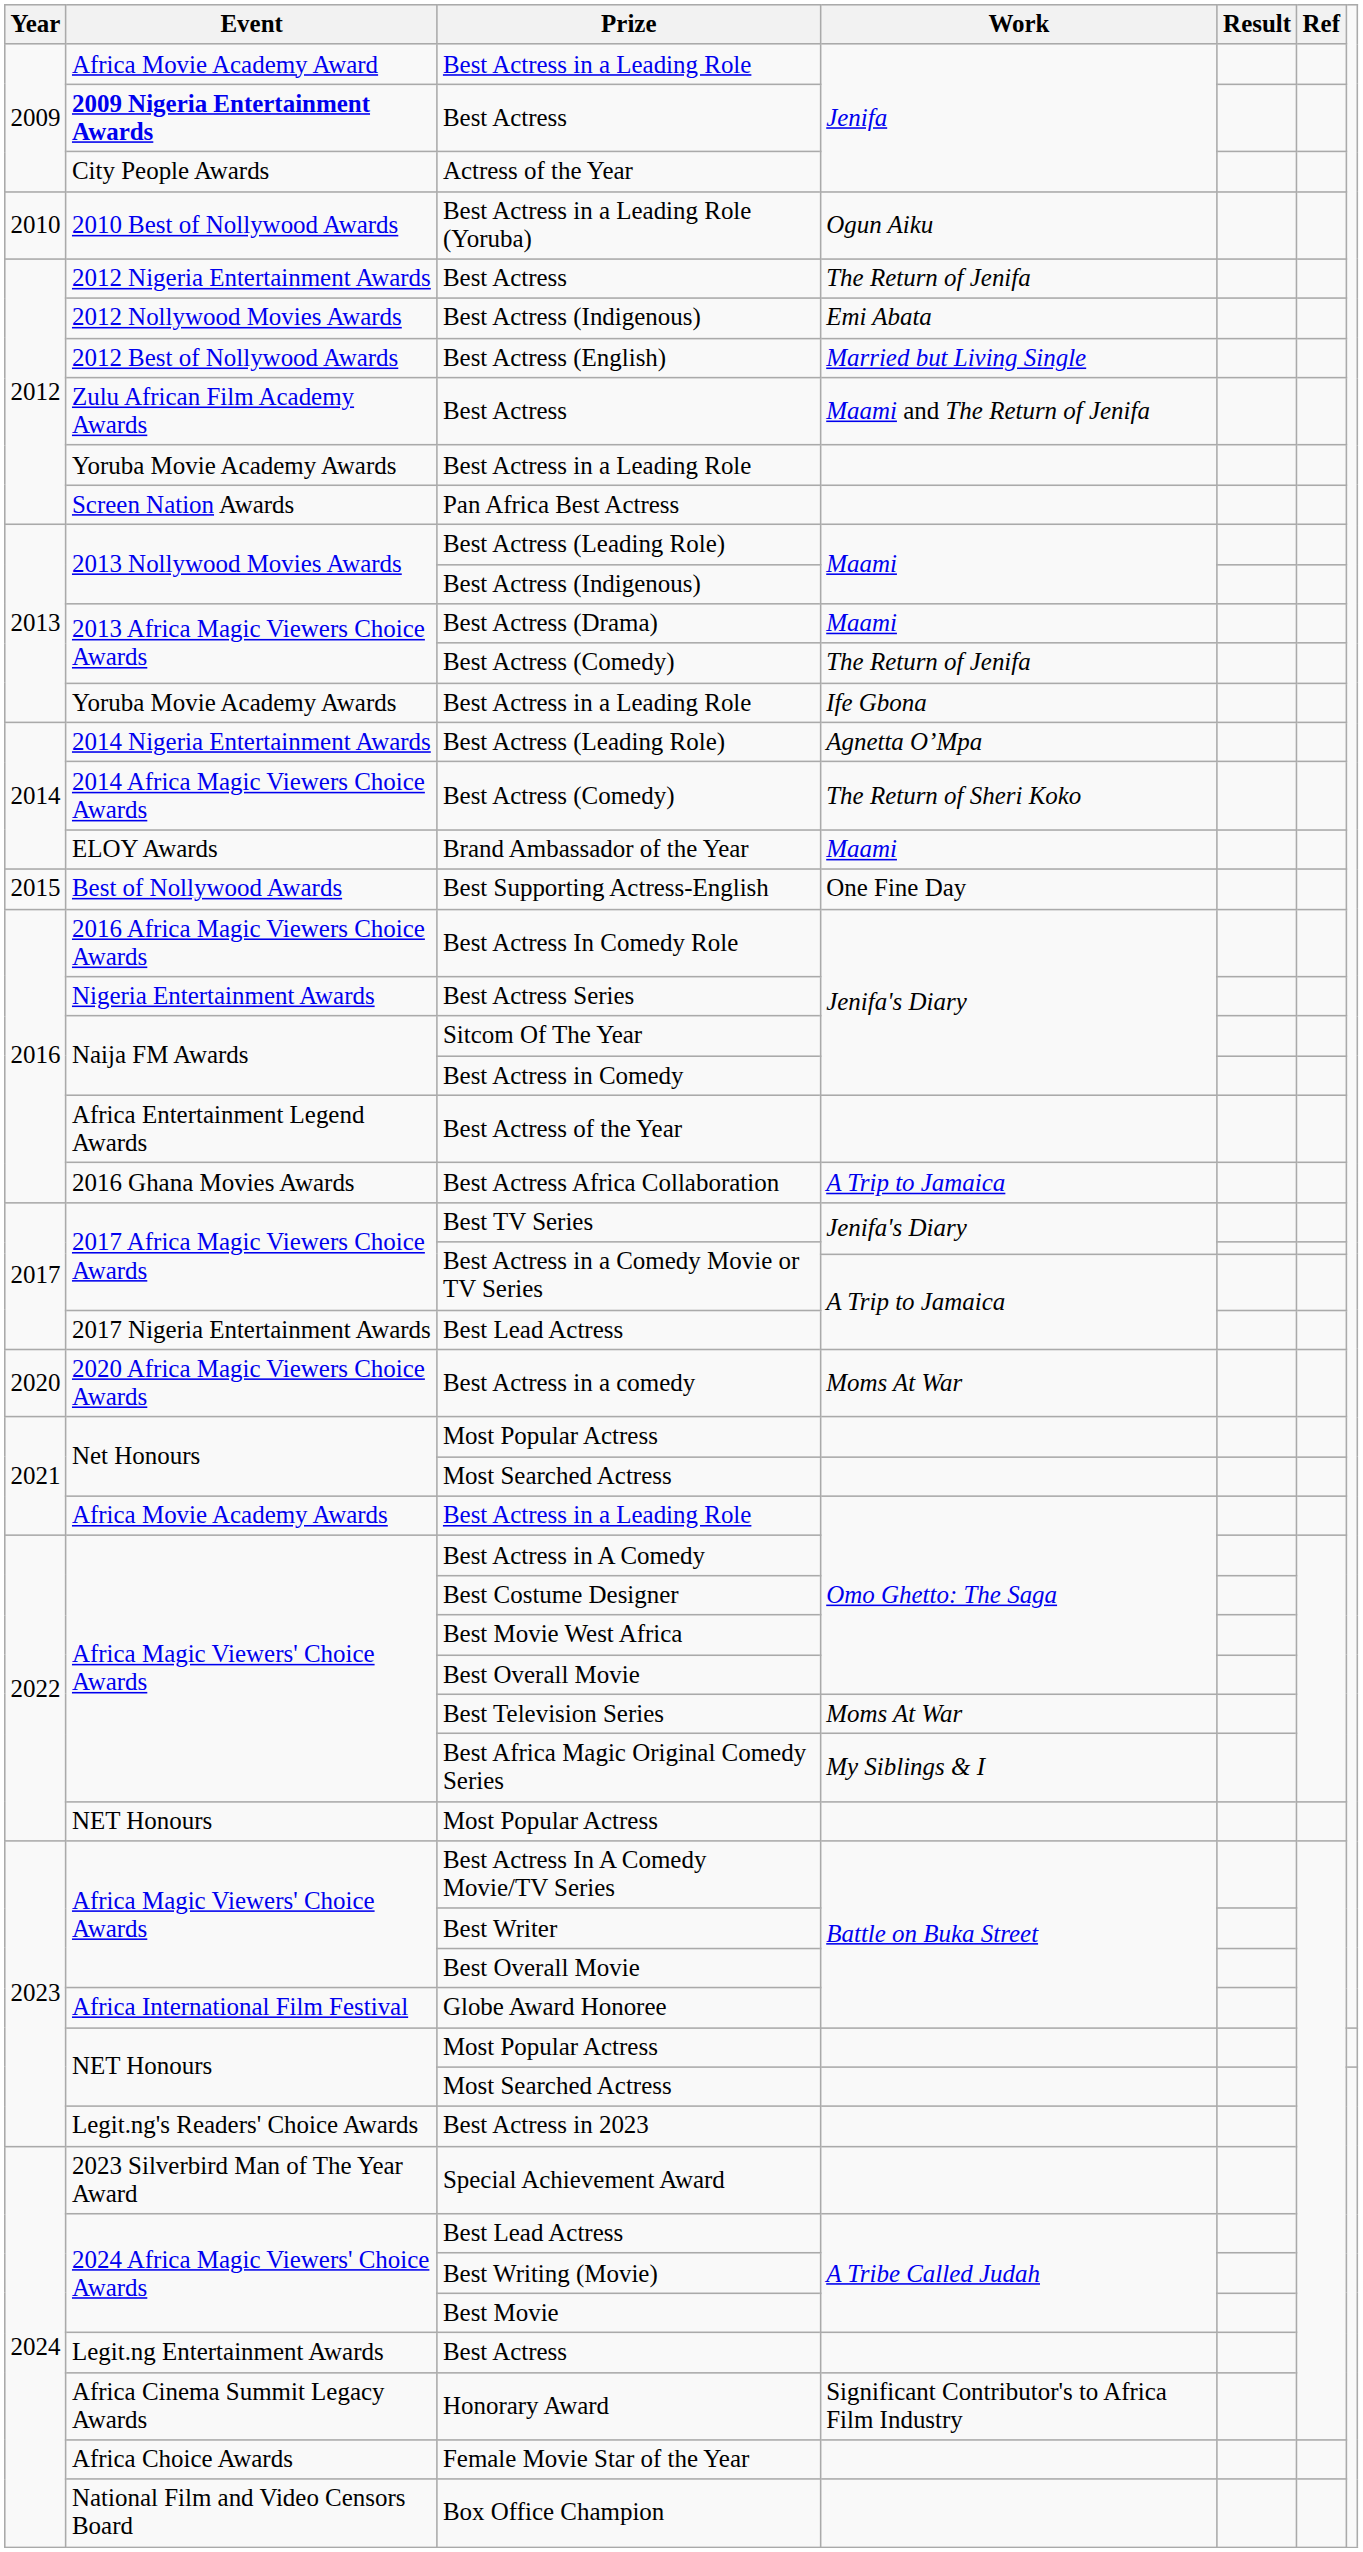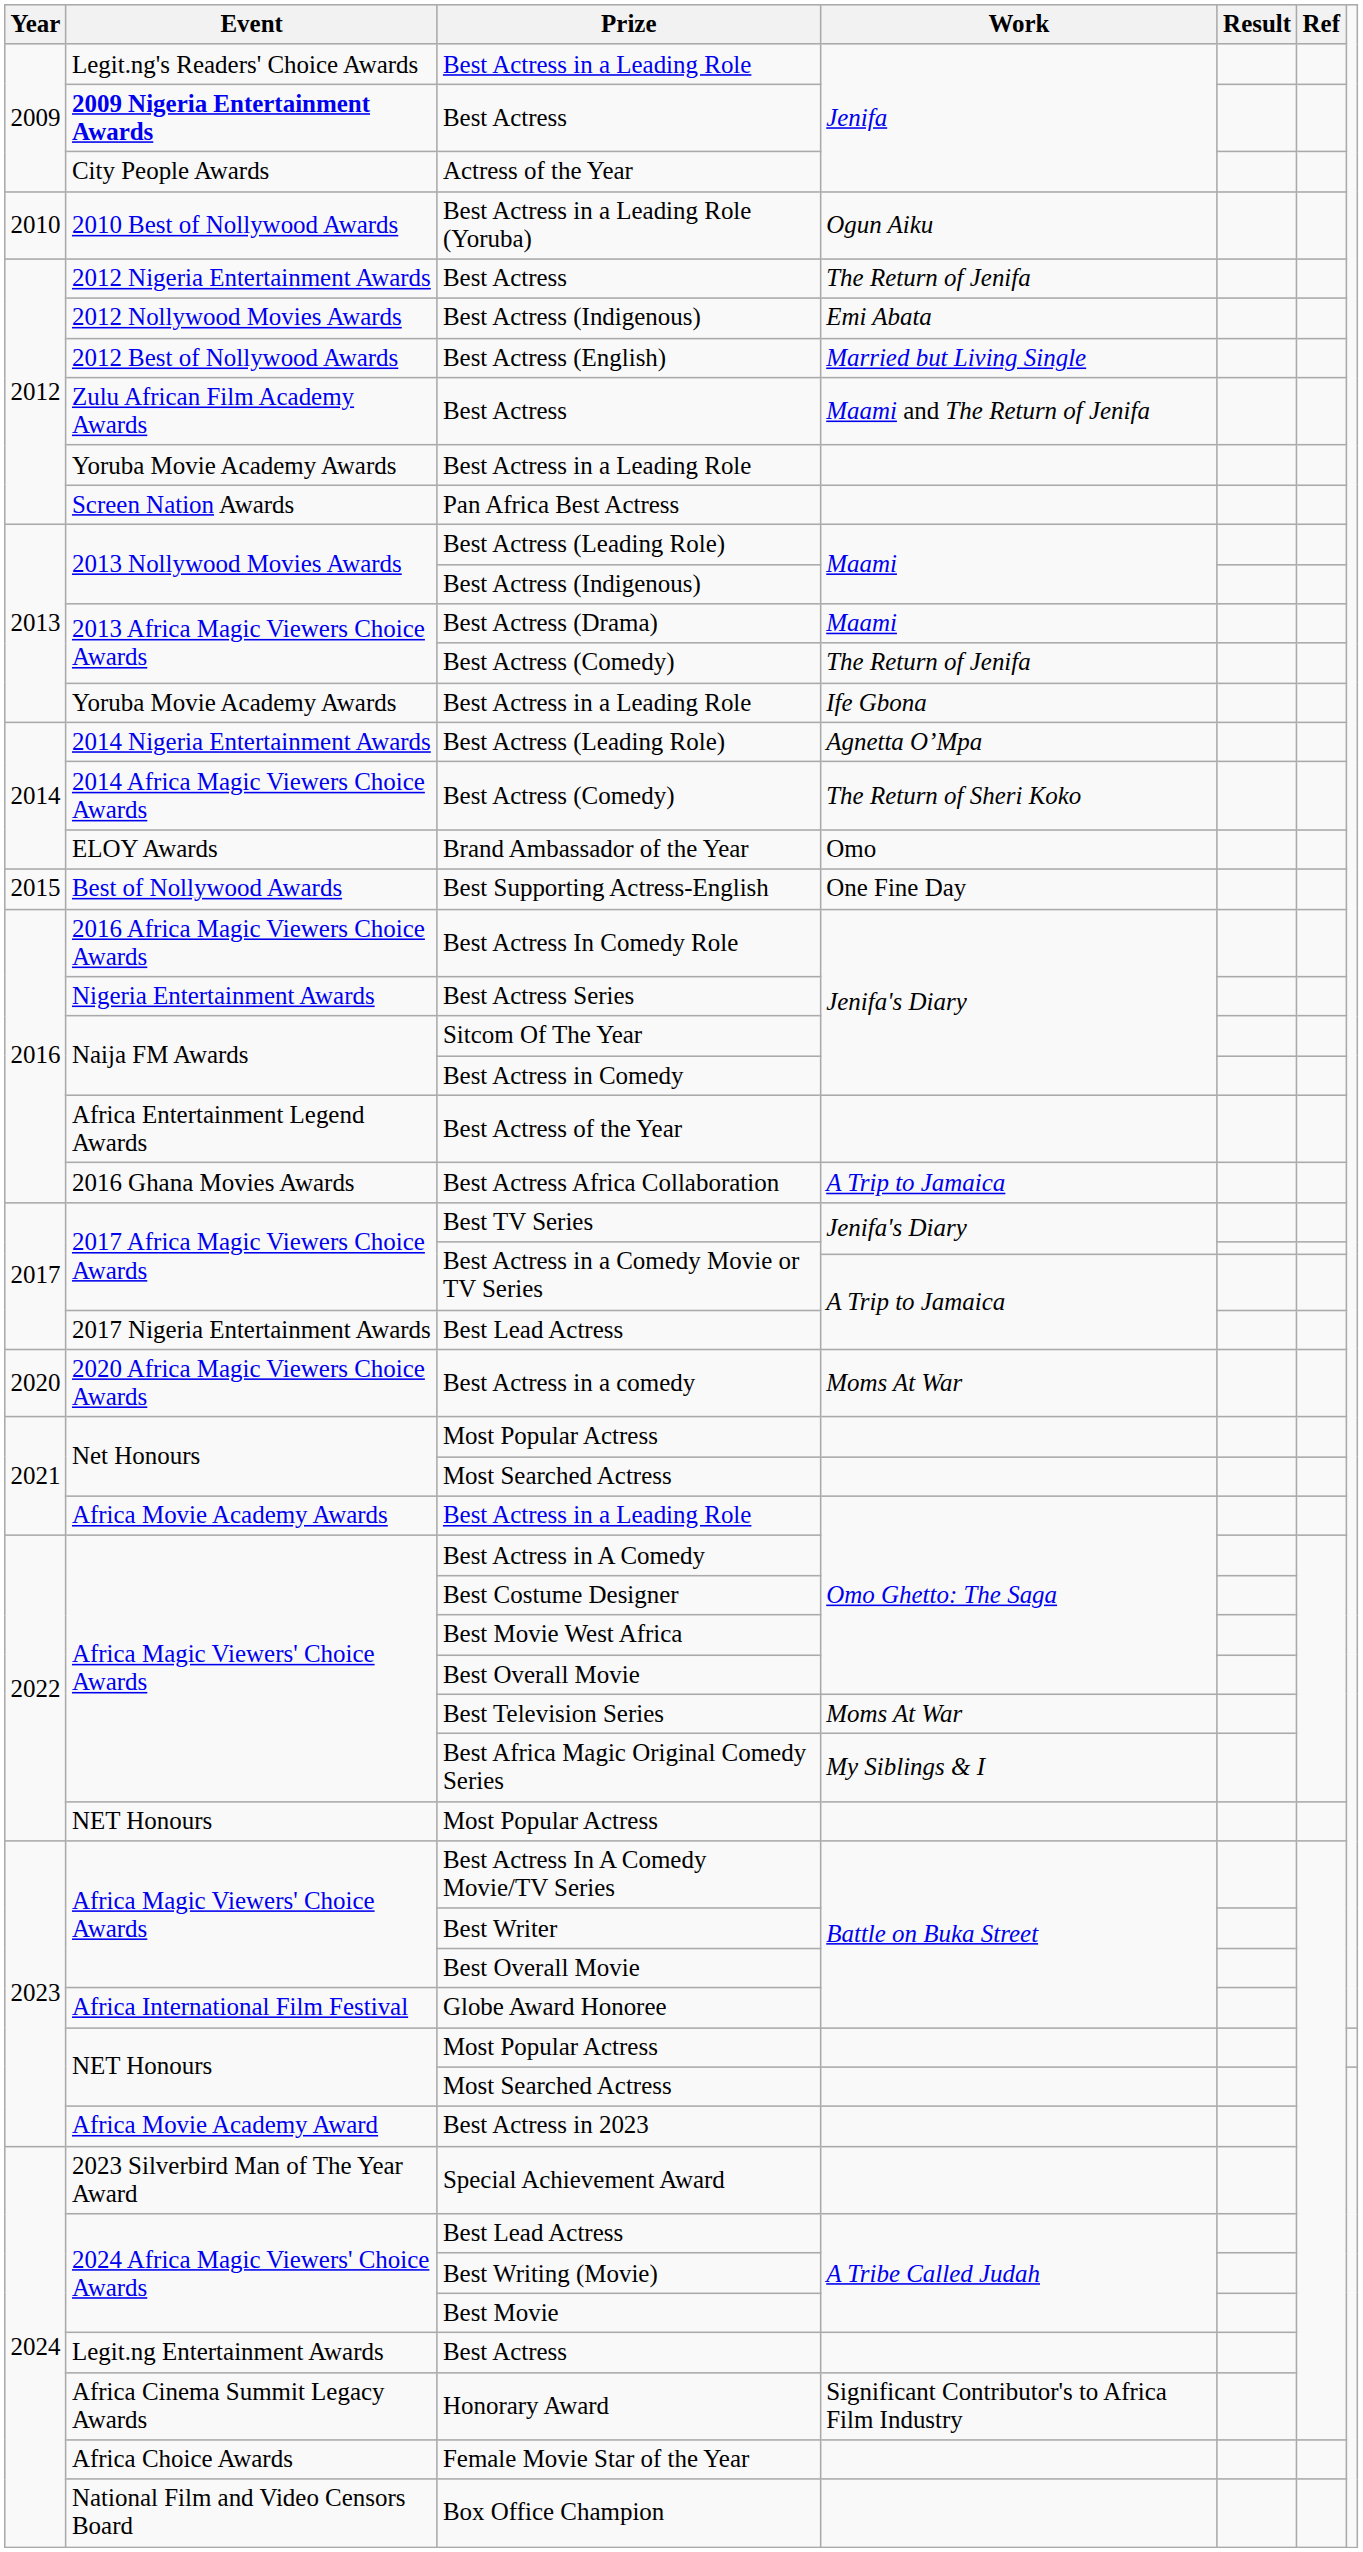(225, 63) Africa Movie Academy Award -> (245, 63) Legit.ng's Readers' Choice Awards
(862, 849) Maami -> (851, 849) Omo
(245, 2126) Legit.ng's Readers' Choice Awards -> (225, 2126) Africa Movie Academy Award
